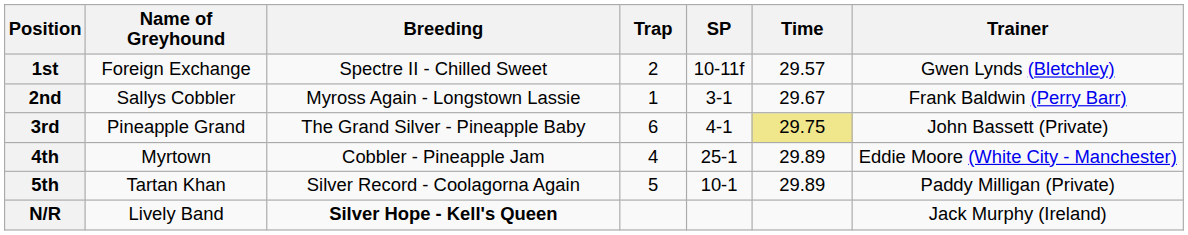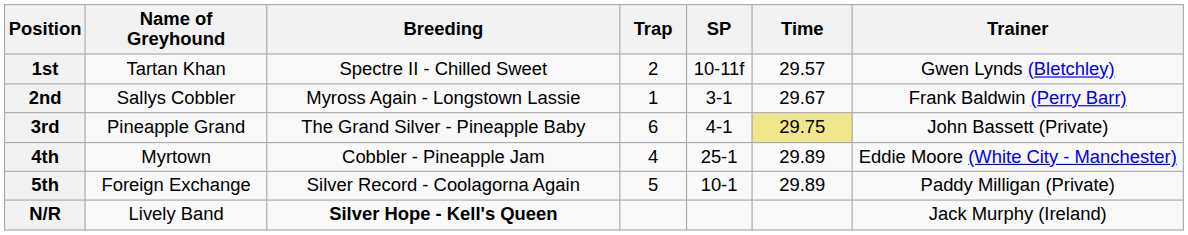(176, 68) Foreign Exchange -> (176, 68) Tartan Khan
(176, 185) Tartan Khan -> (176, 185) Foreign Exchange
